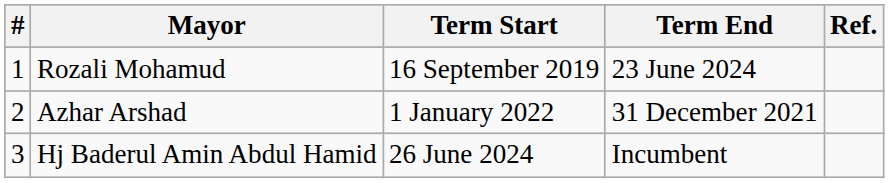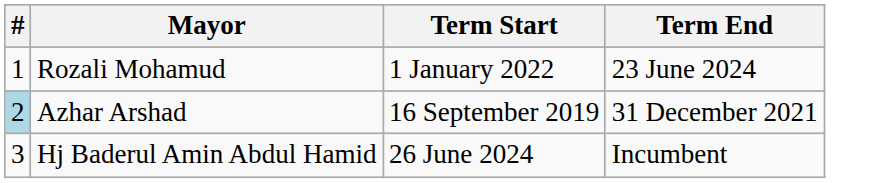- column: (854, 25)
(494, 68) 16 September 2019 -> (472, 68) 1 January 2022
(18, 111) no background -> (18, 111) lightblue background
(472, 111) 1 January 2022 -> (494, 111) 16 September 2019
